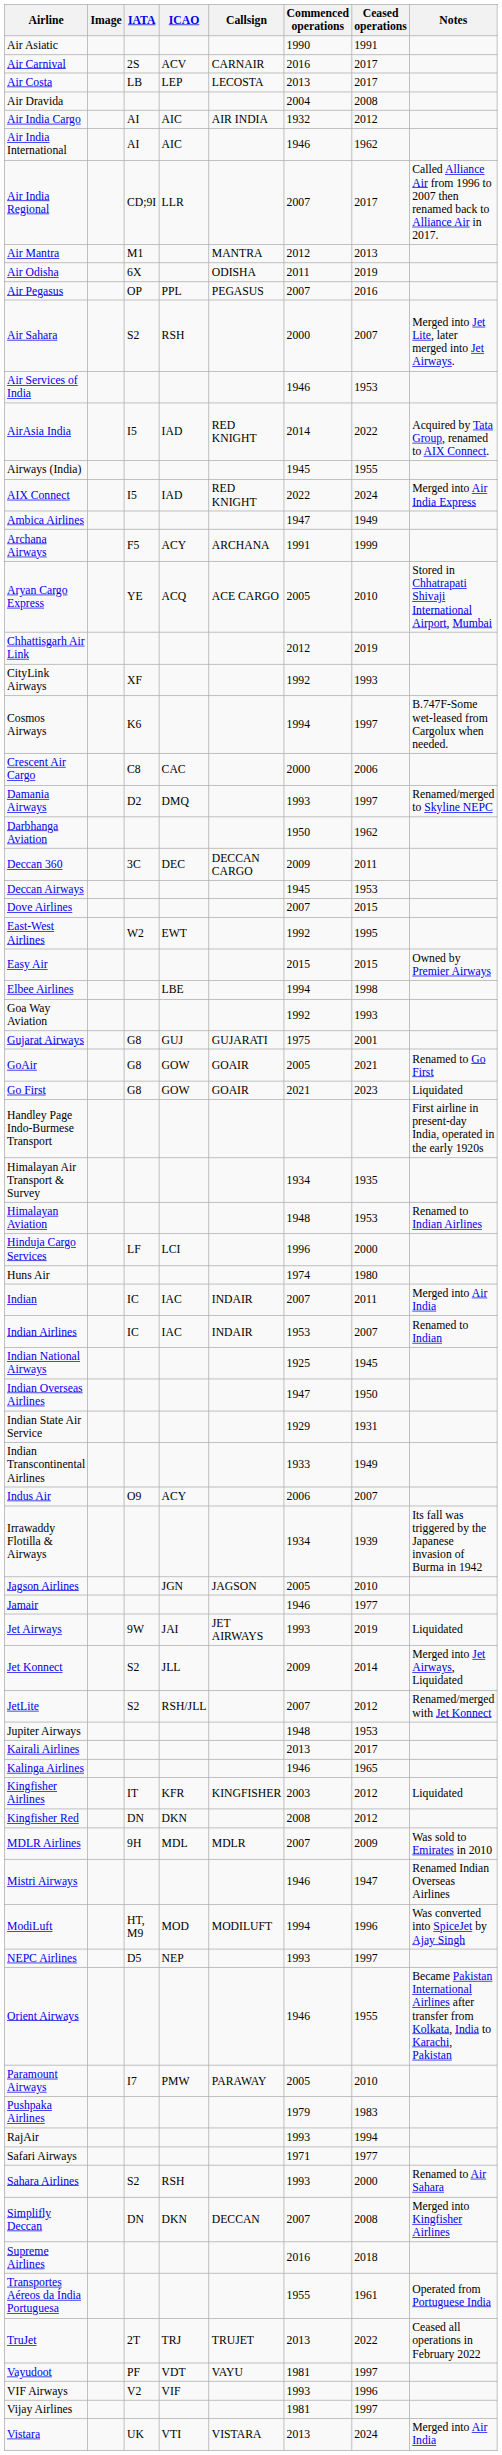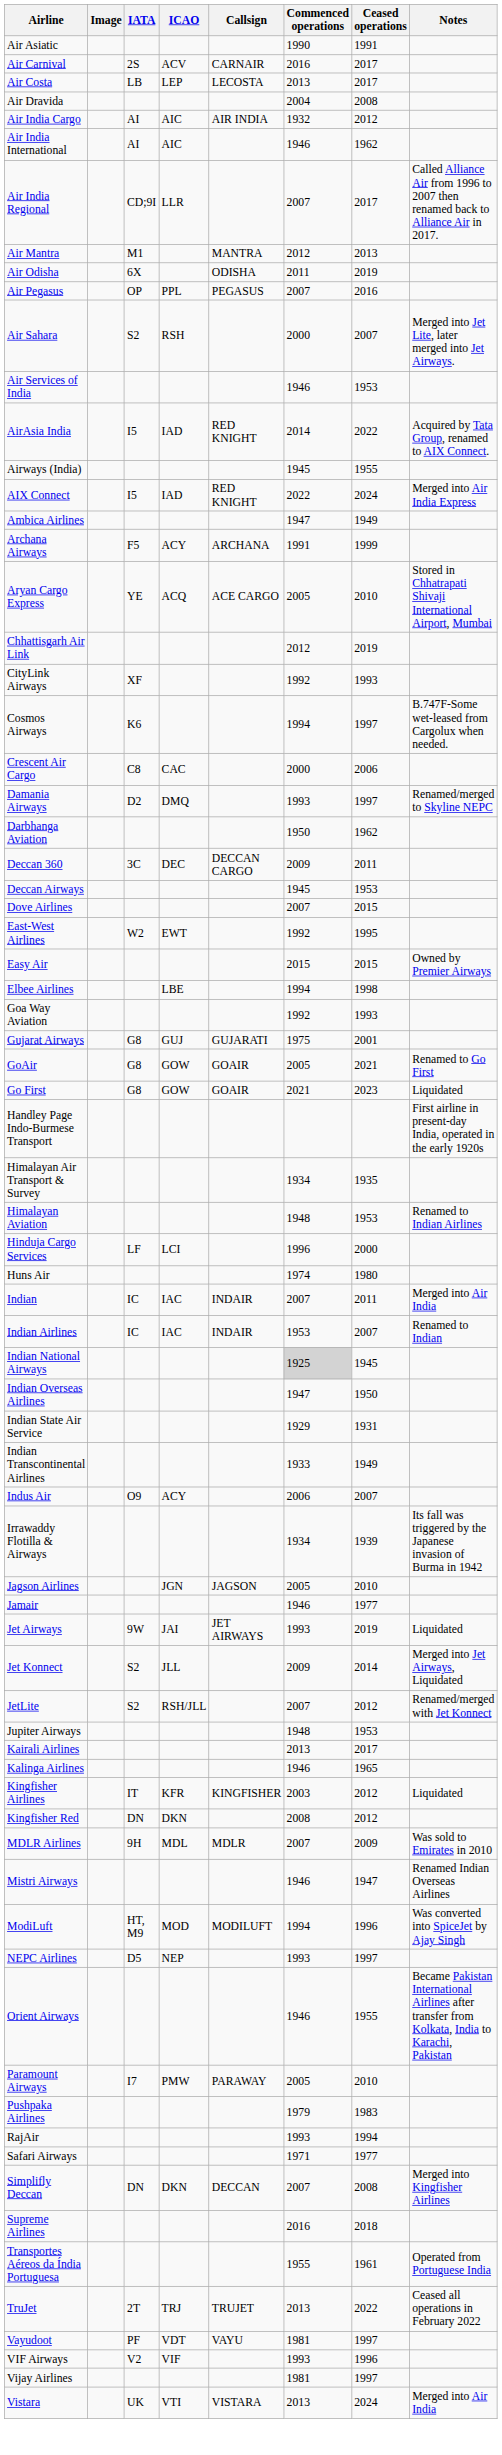(298, 1363) no background -> (298, 1363) lightgrey background
- row: (43, 2181)
